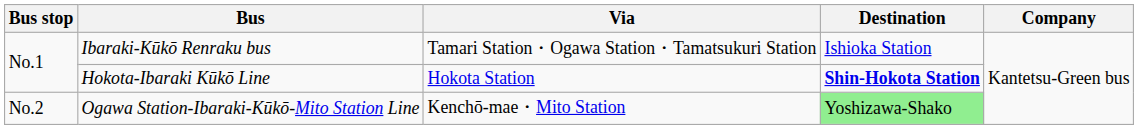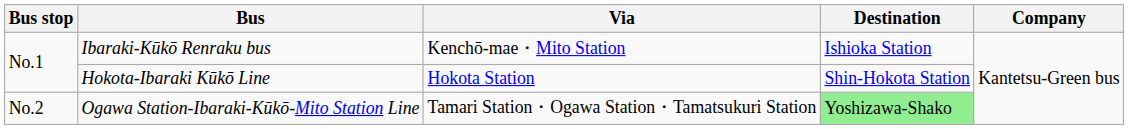(622, 47) Tamari Station・Ogawa Station・Tamatsukuri Station -> (526, 47) Kenchō-mae・Mito Station
(902, 78) bold -> (897, 78) normal
(526, 107) Kenchō-mae・Mito Station -> (622, 107) Tamari Station・Ogawa Station・Tamatsukuri Station
